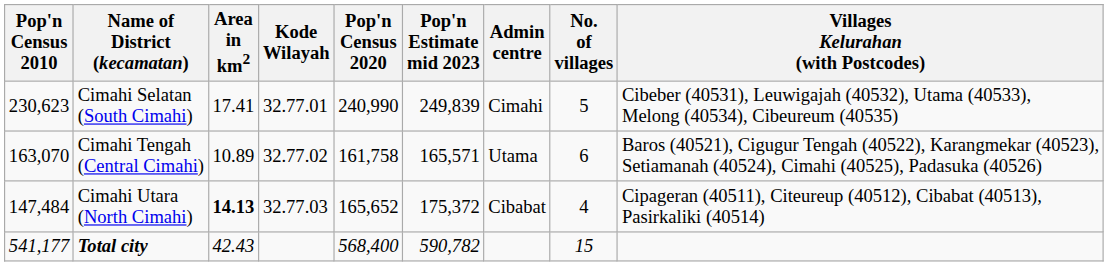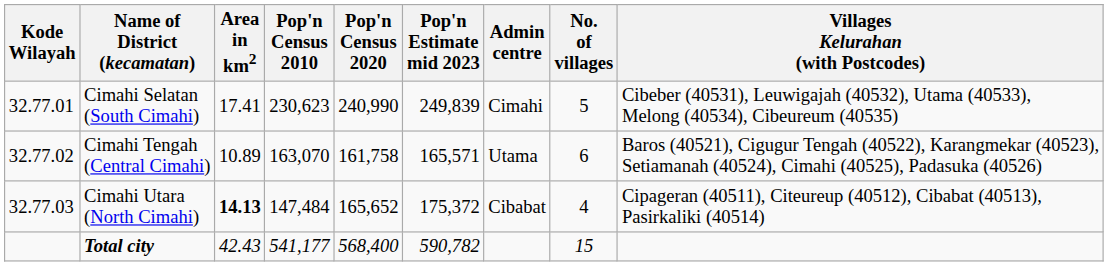columns swapped: (296, 42) <-> (39, 42)
